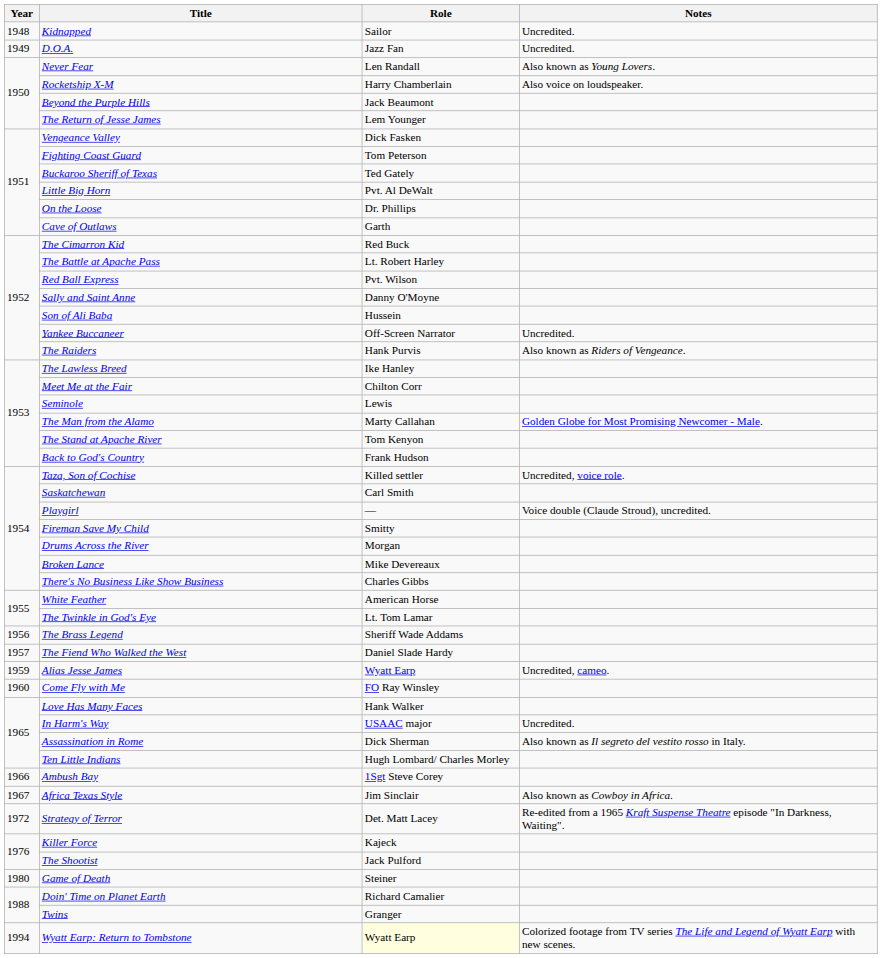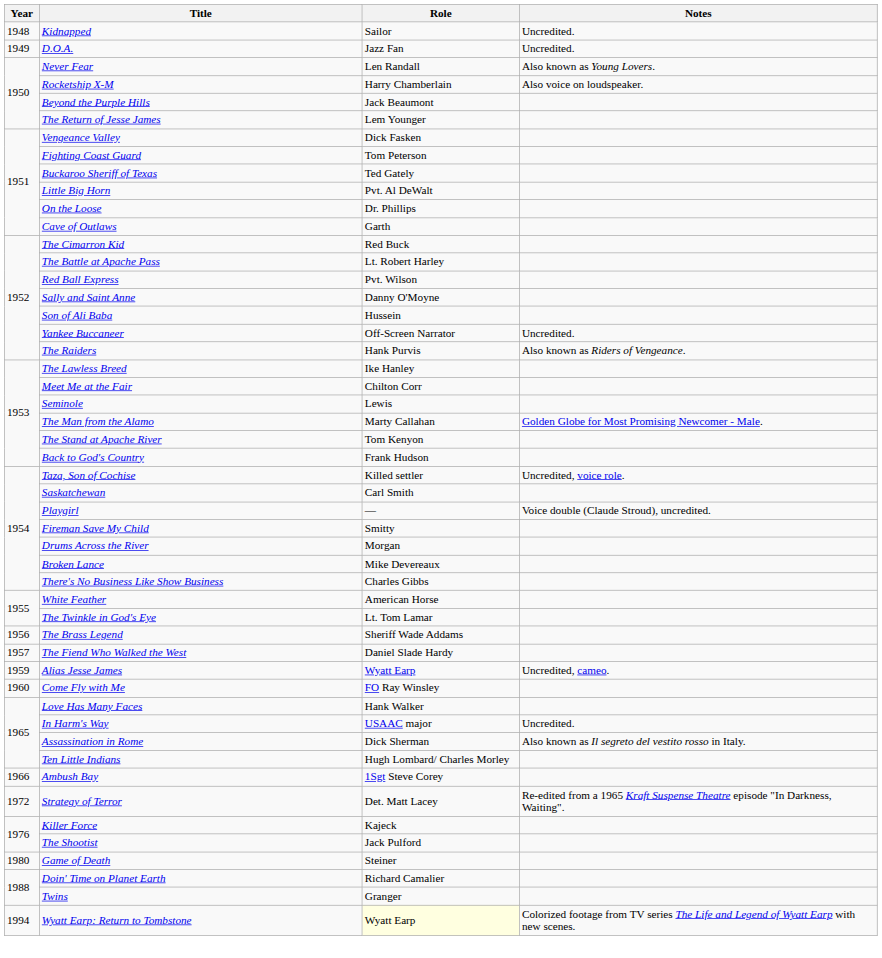- row: (82, 794)
